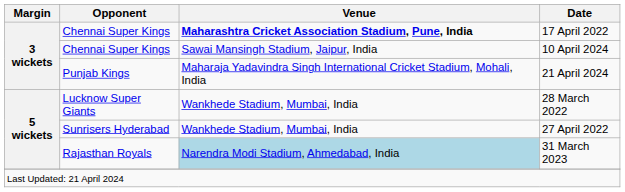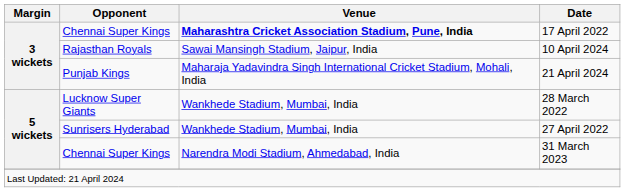(116, 49) Chennai Super Kings -> (107, 49) Rajasthan Royals
(107, 153) Rajasthan Royals -> (116, 153) Chennai Super Kings
(290, 153) lightblue background -> (290, 153) no background
